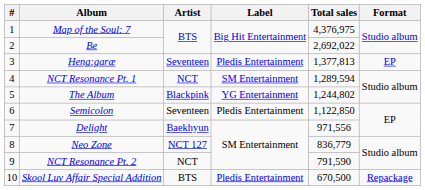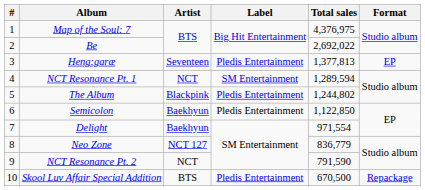(260, 95) YG Entertainment -> (260, 95) Pledis Entertainment
(188, 111) Seventeen -> (188, 111) Baekhyun
(334, 128) 971,556 -> (334, 128) 971,554
